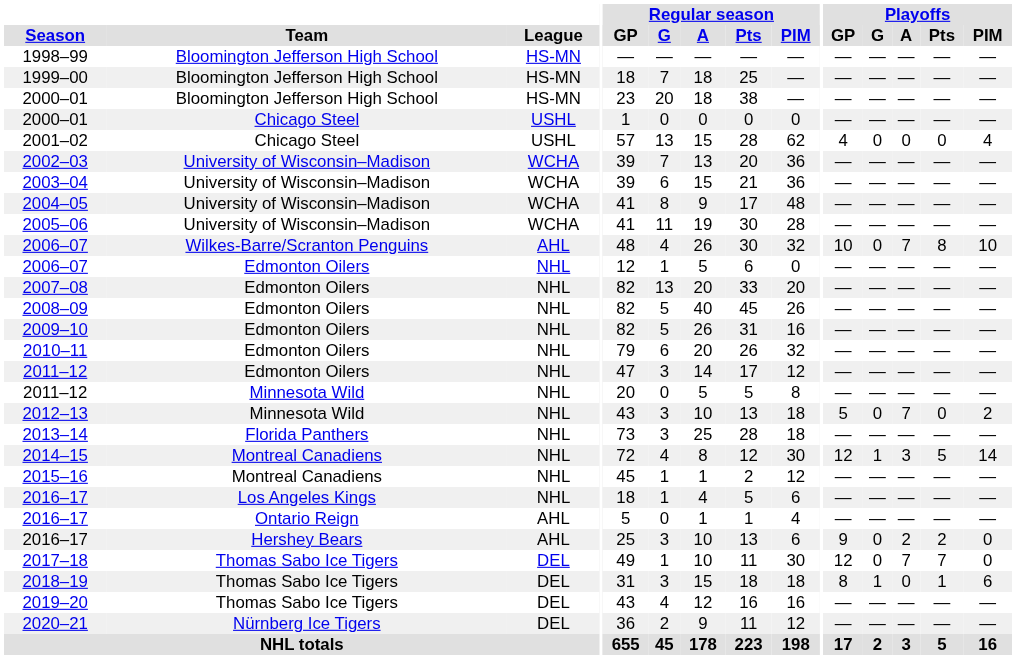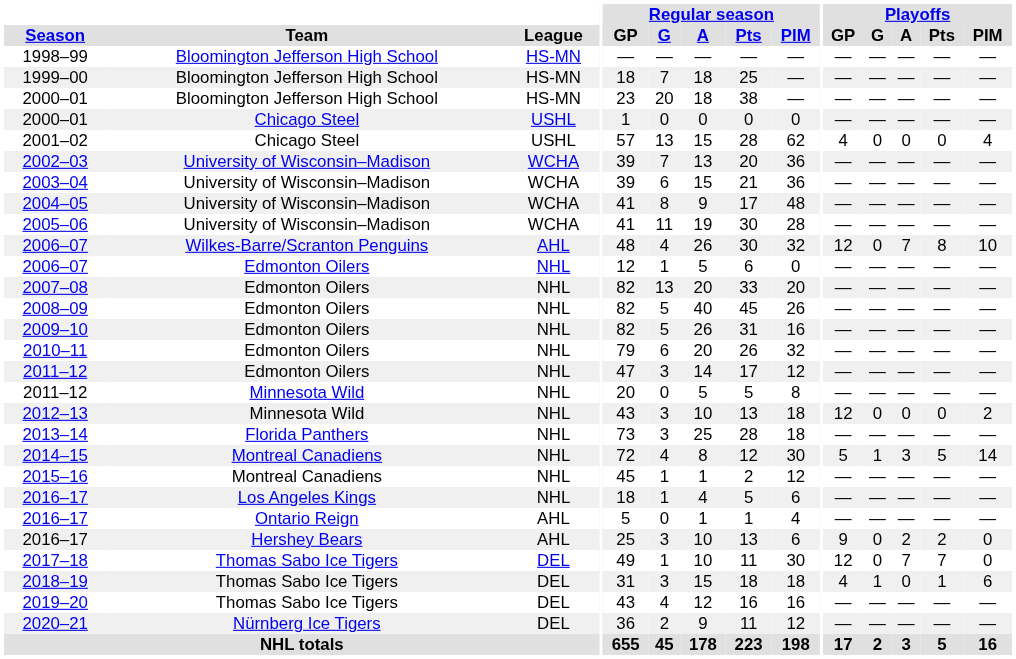(843, 245) 10 -> (843, 245) 12
(843, 413) 5 -> (843, 413) 12
(906, 413) 7 -> (906, 413) 0
(843, 455) 12 -> (843, 455) 5
(843, 581) 8 -> (843, 581) 4
